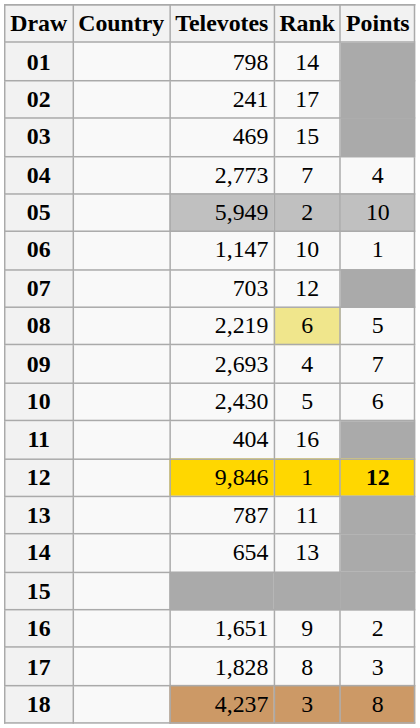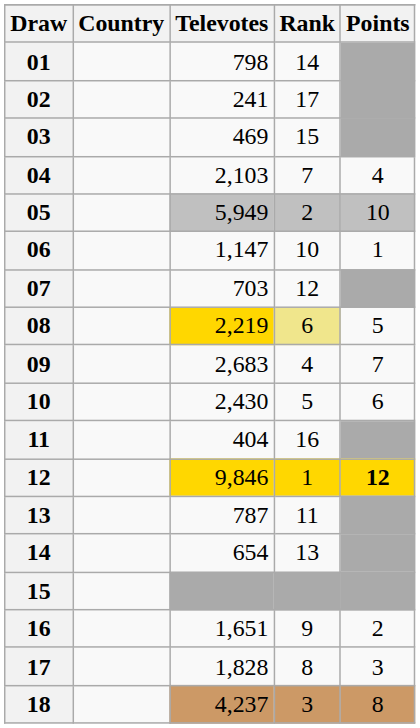(242, 174) 2,773 -> (242, 174) 2,103
(242, 325) no background -> (242, 325) gold background
(242, 363) 2,693 -> (242, 363) 2,683
